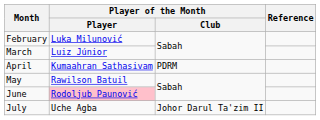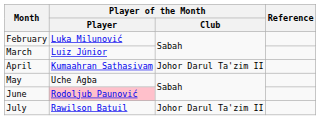(167, 66) PDRM -> (210, 66) Johor Darul Ta'zim II
(89, 80) Rawilson Batuil -> (74, 80) Uche Agba
(74, 108) Uche Agba -> (89, 108) Rawilson Batuil
